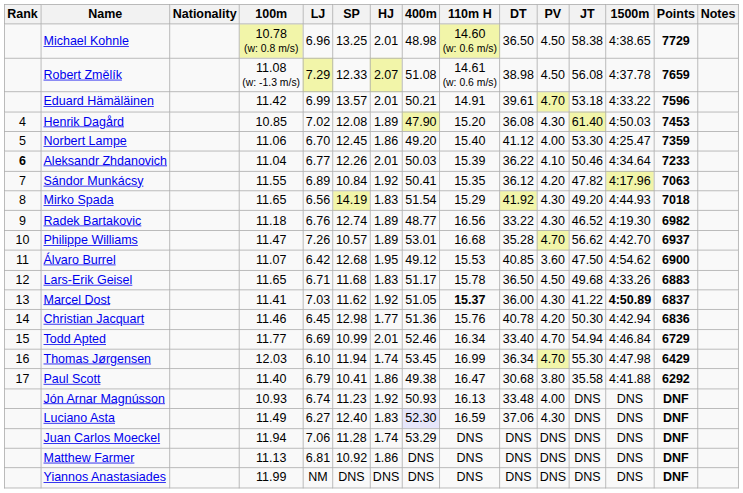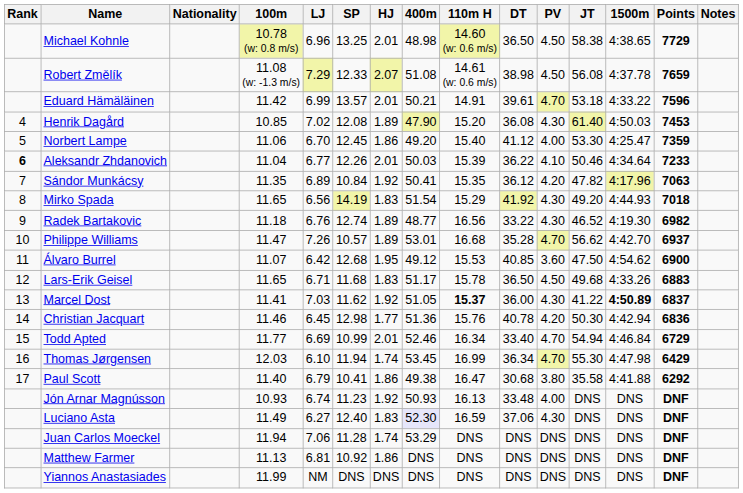(271, 181) 11.55 -> (271, 181) 11.35
